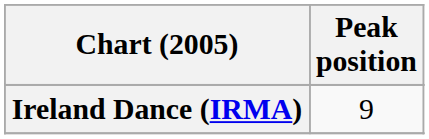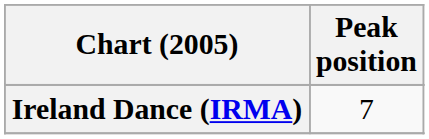(366, 108) 9 -> (366, 108) 7
